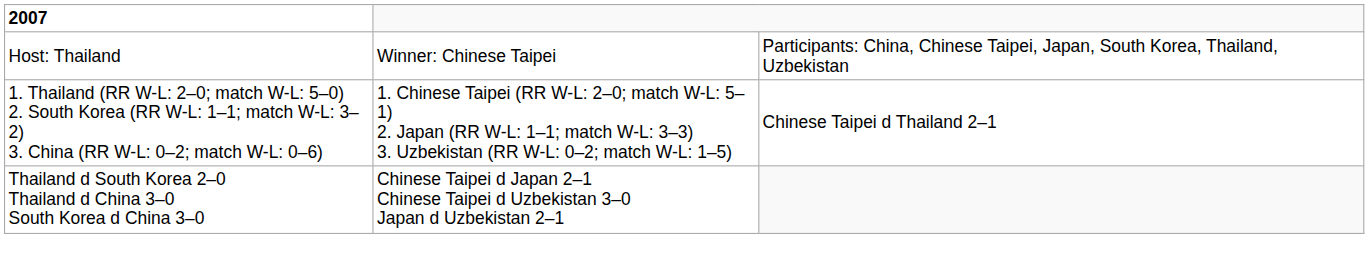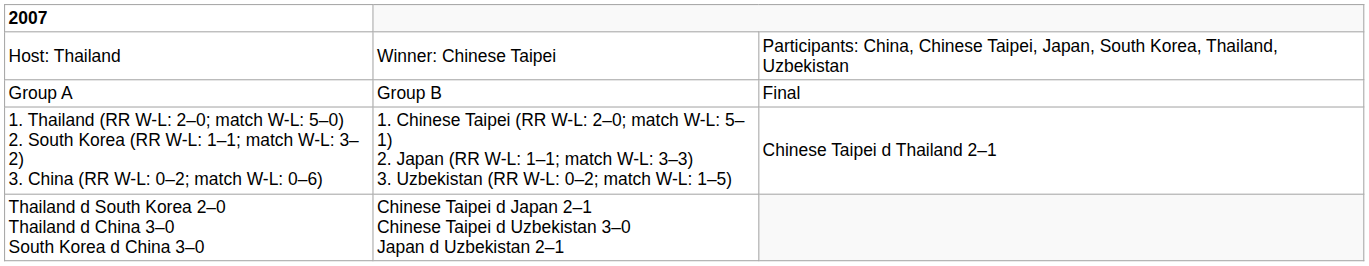+ row: (41, 93)
